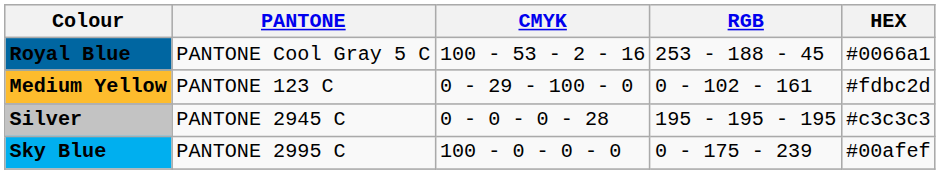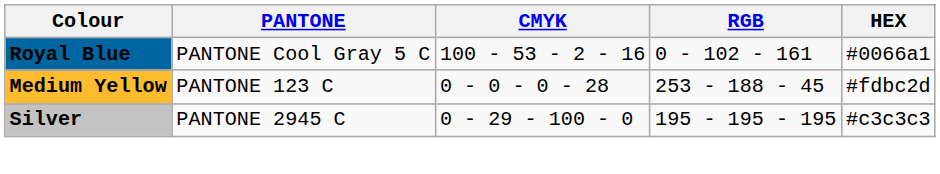(740, 54) 253 - 188 - 45 -> (734, 54) 0 - 102 - 161
(537, 87) 0 - 29 - 100 - 0 -> (525, 87) 0 - 0 - 0 - 28
(734, 87) 0 - 102 - 161 -> (740, 87) 253 - 188 - 45
(525, 120) 0 - 0 - 0 - 28 -> (537, 120) 0 - 29 - 100 - 0
- row: (58, 153)
